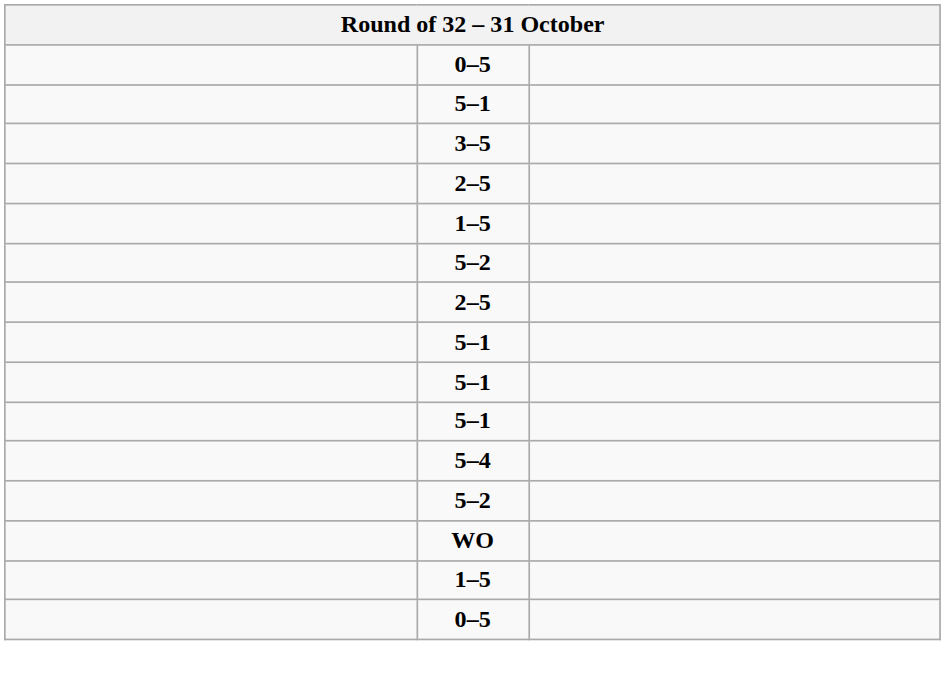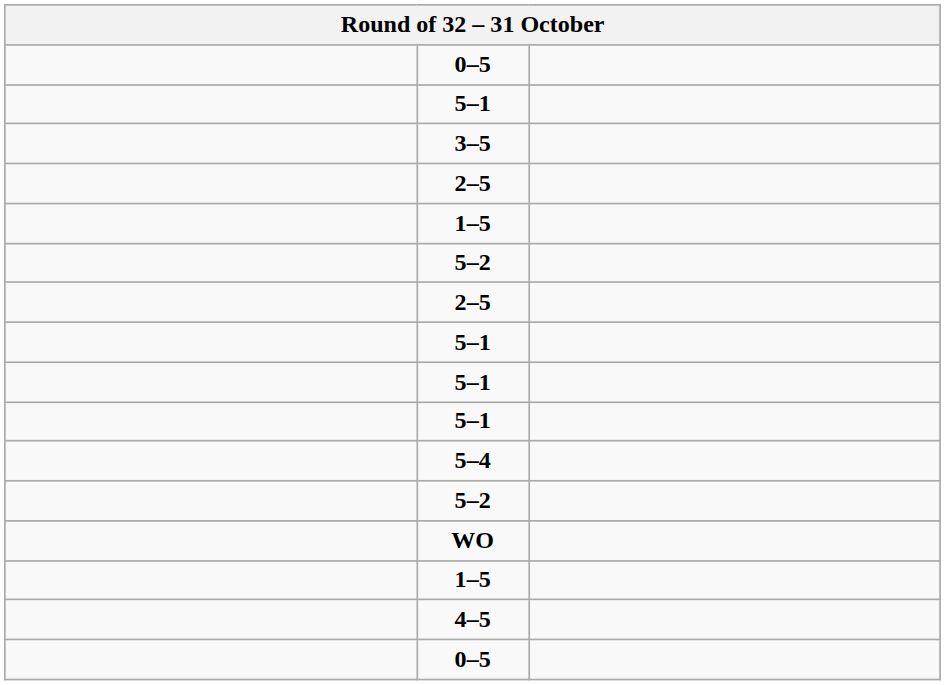+ row: (211, 620)
